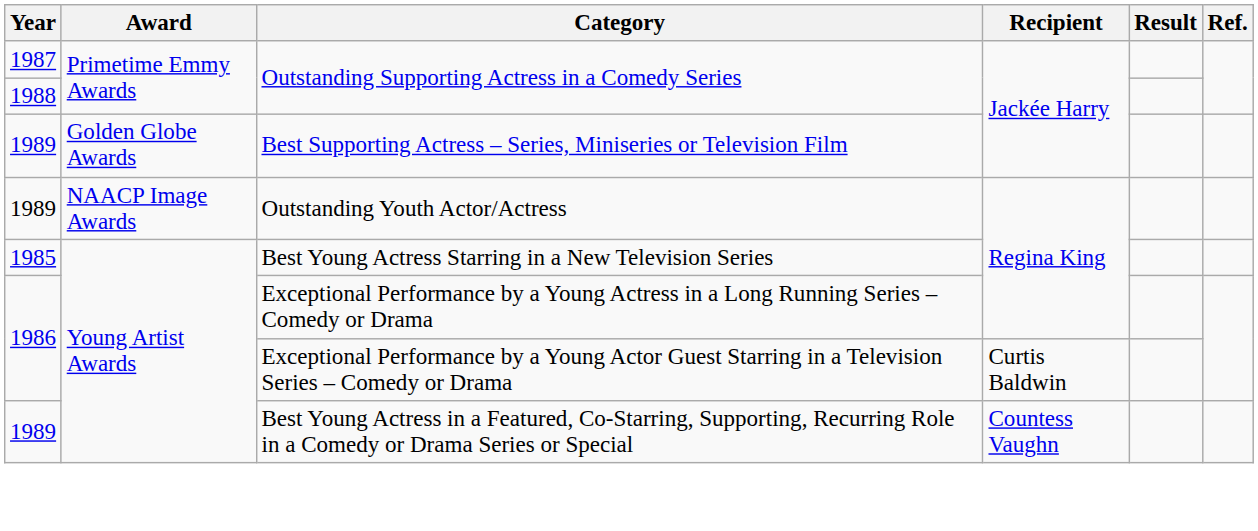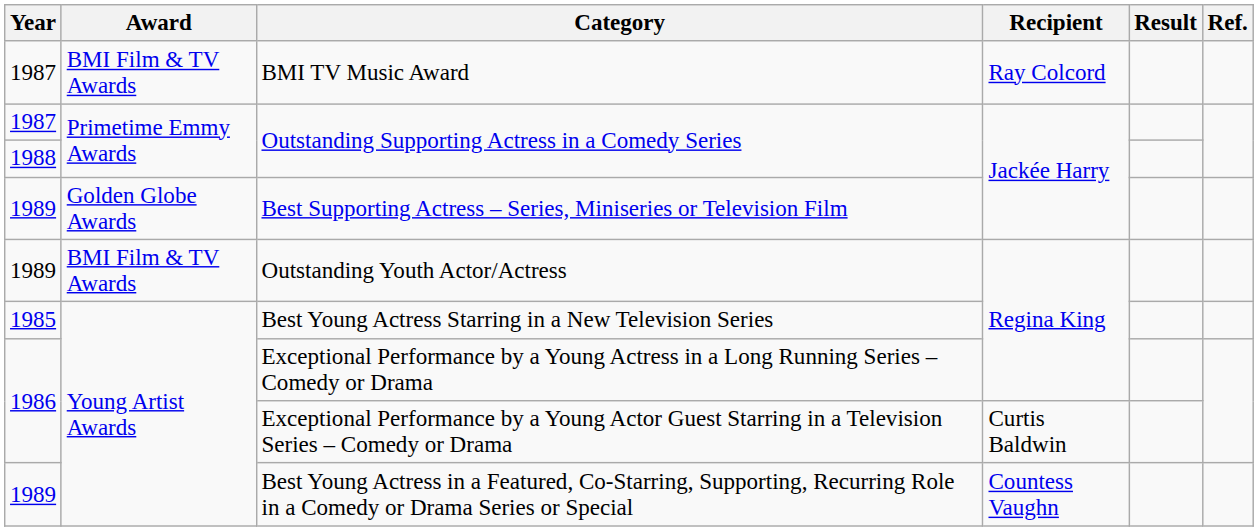+ row: (33, 72)
(137, 207) NAACP Image Awards -> (143, 270) BMI Film & TV Awards
